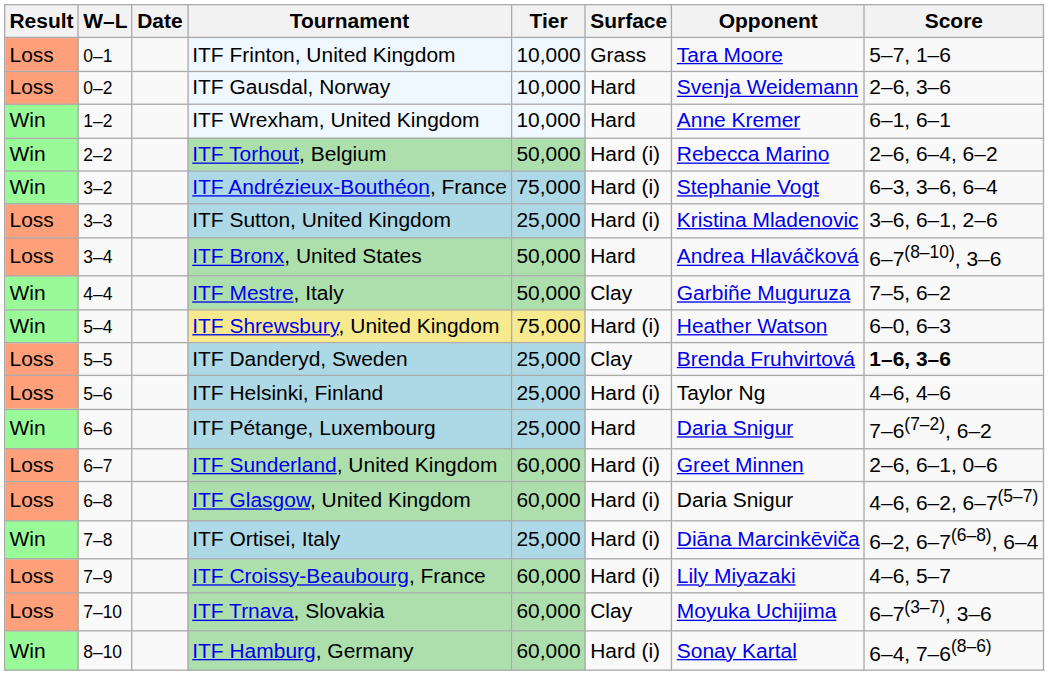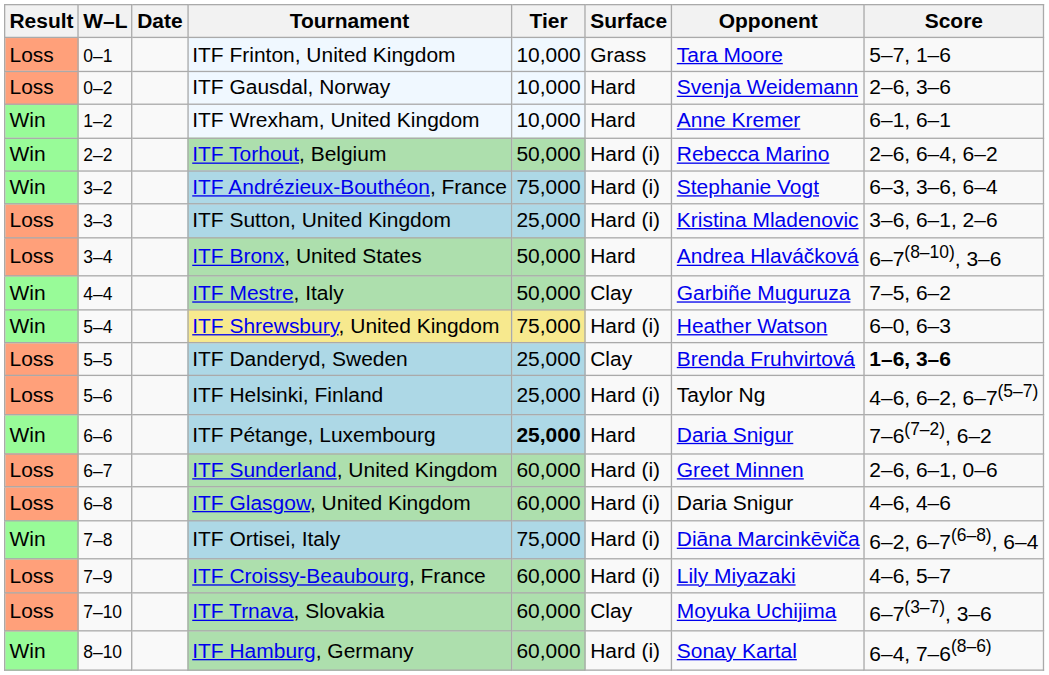(910, 392) 4–6, 4–6 -> (954, 395) 4–6, 6–2, 6–7(5–7)
(549, 428) normal -> (549, 434) bold
(954, 500) 4–6, 6–2, 6–7(5–7) -> (910, 503) 4–6, 4–6
(549, 539) 25,000 -> (549, 539) 75,000
